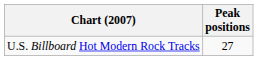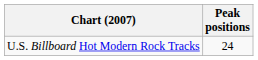(228, 45) 27 -> (228, 45) 24
